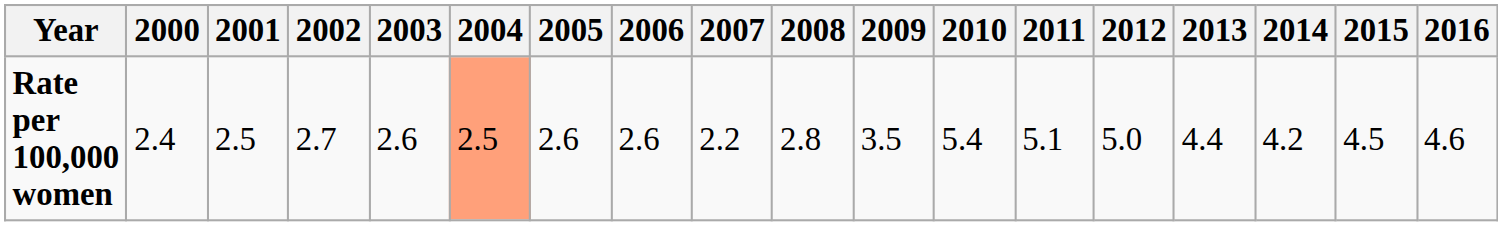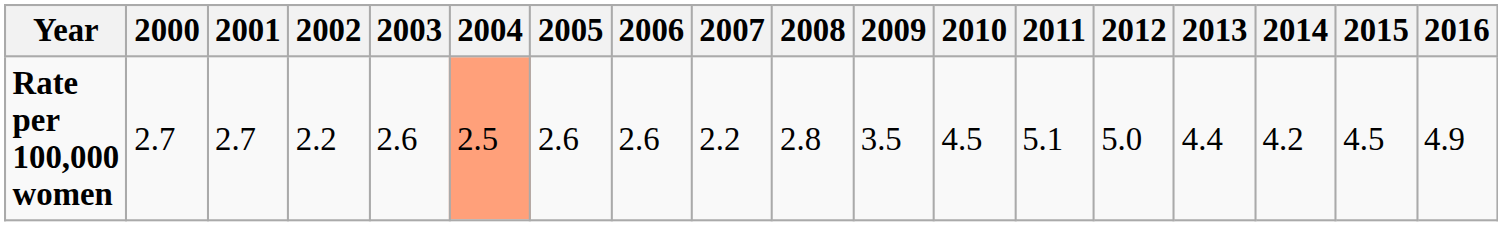(155, 137) 2.4 -> (155, 137) 2.7
(236, 137) 2.5 -> (236, 137) 2.7
(316, 137) 2.7 -> (316, 137) 2.2
(962, 137) 5.4 -> (962, 137) 4.5
(1445, 137) 4.6 -> (1445, 137) 4.9
